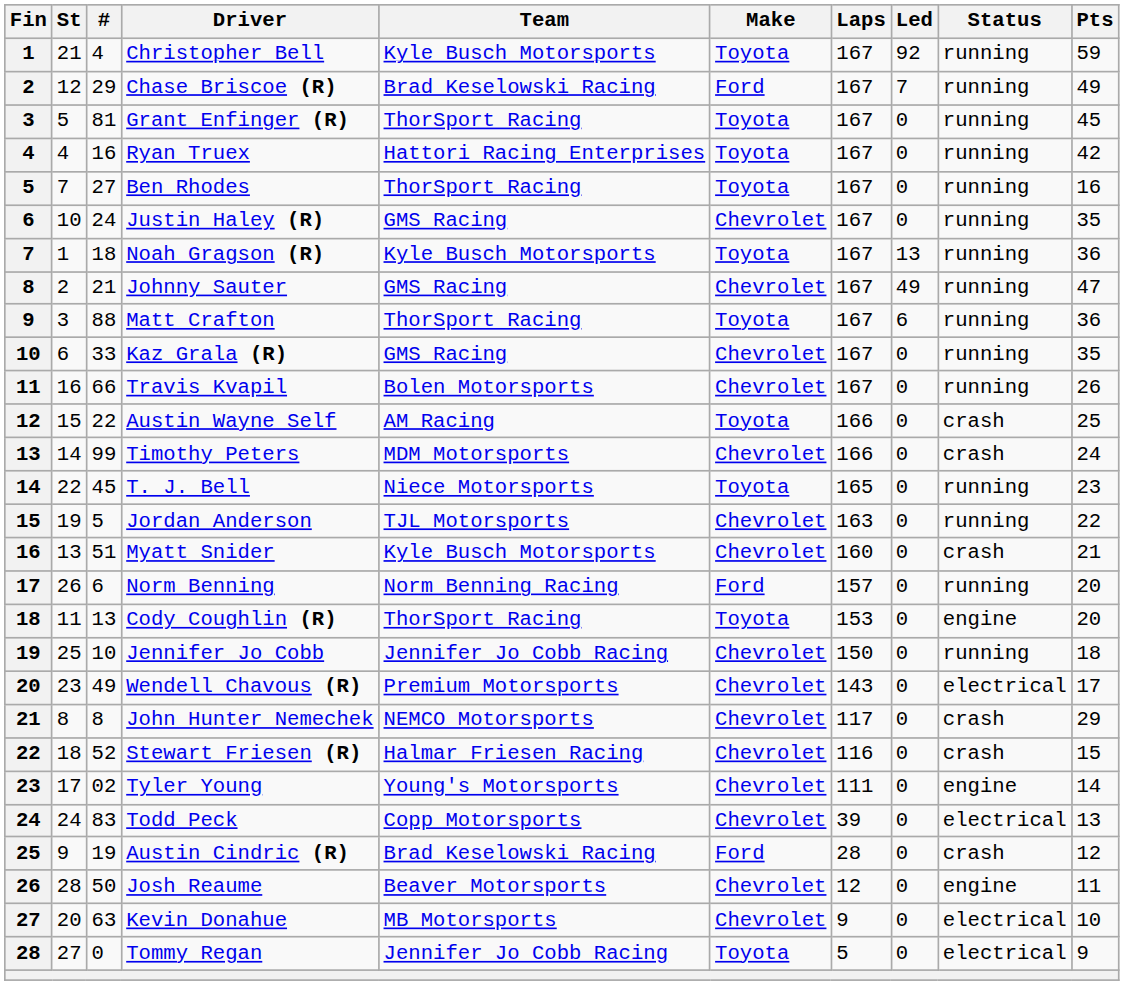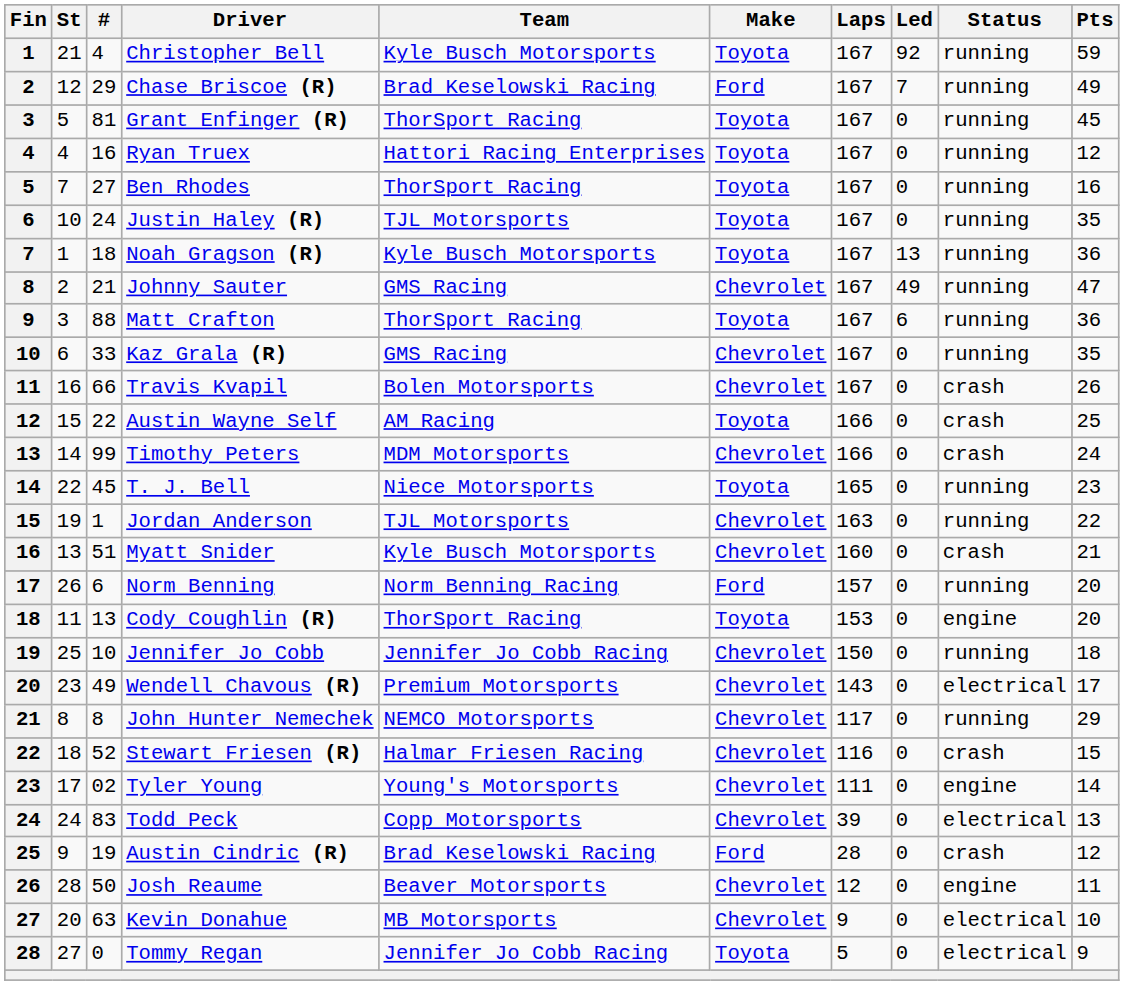(1089, 155) 42 -> (1089, 155) 12
(445, 222) GMS Racing -> (476, 222) TJL Motorsports
(771, 222) Chevrolet -> (752, 222) Toyota
(986, 388) running -> (974, 388) crash
(98, 521) 5 -> (98, 521) 1
(974, 721) crash -> (986, 721) running
